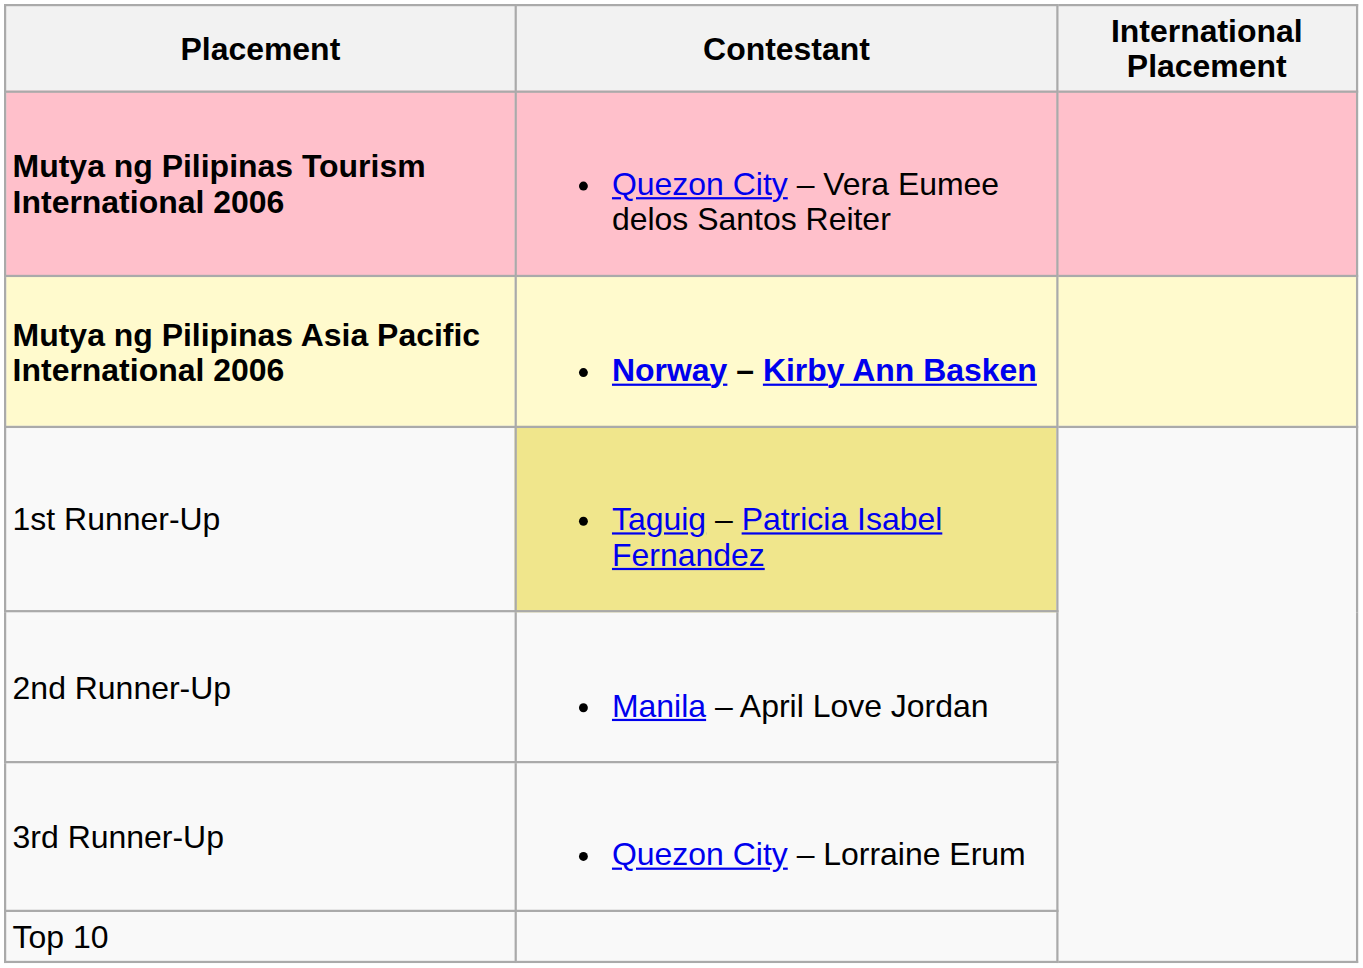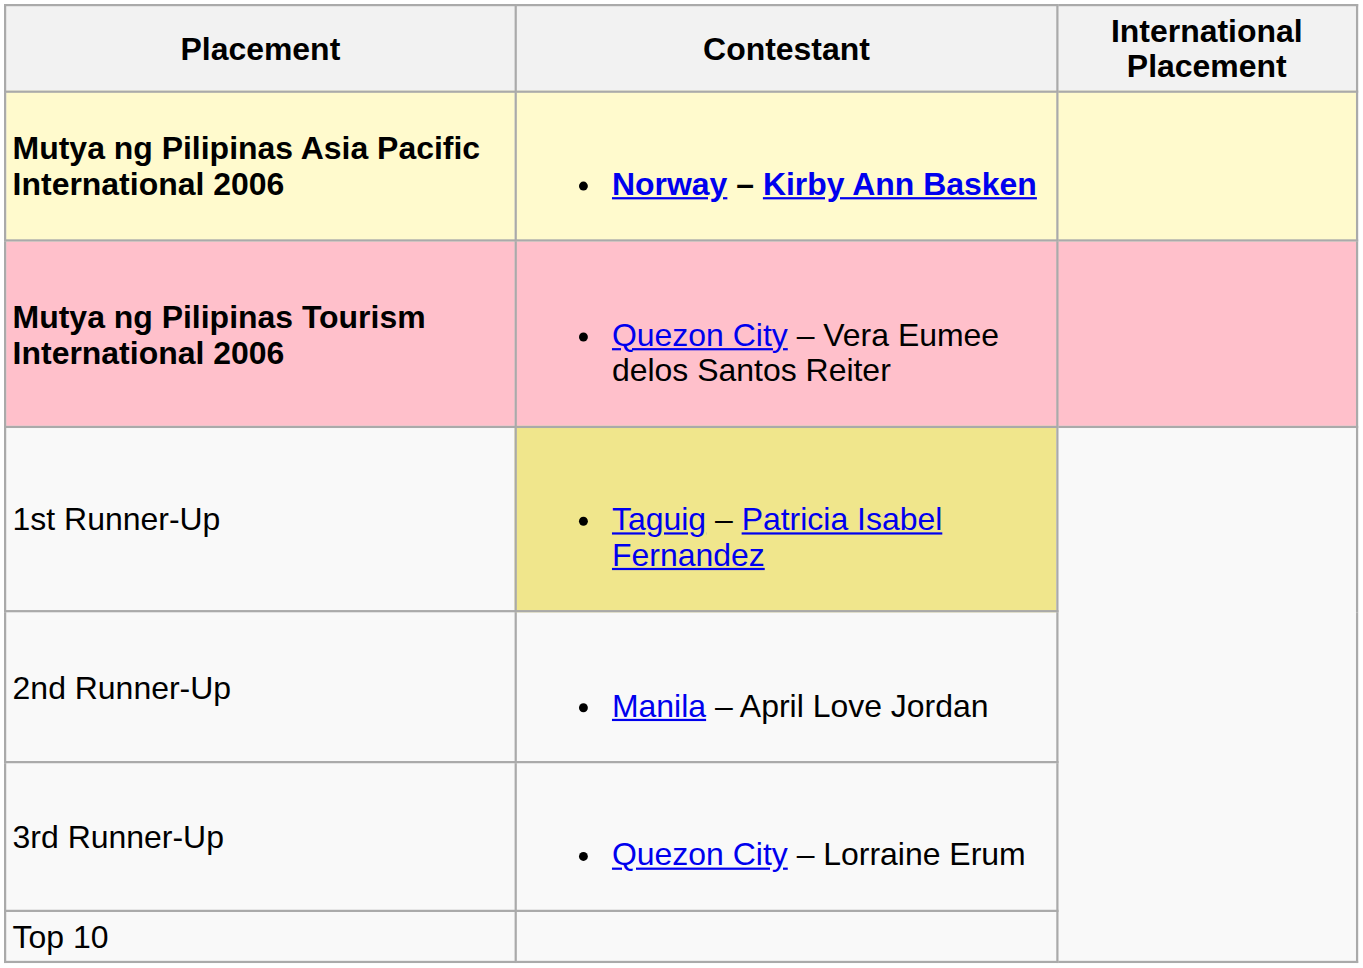rows swapped: (246, 352) <-> (219, 184)
